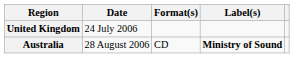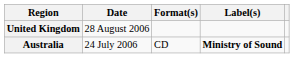(111, 28) 24 July 2006 -> (117, 28) 28 August 2006
(117, 45) 28 August 2006 -> (111, 45) 24 July 2006
